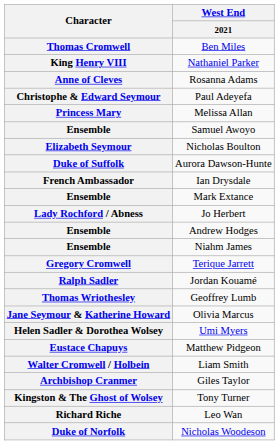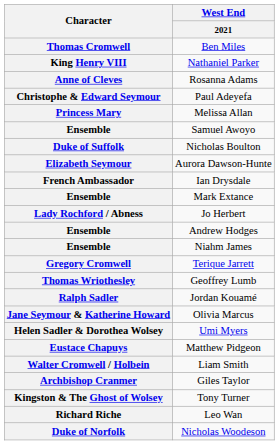(89, 146) Elizabeth Seymour -> (89, 146) Duke of Suffolk
(89, 163) Duke of Suffolk -> (89, 163) Elizabeth Seymour
rows swapped: (223, 280) <-> (223, 297)
